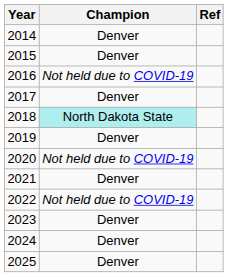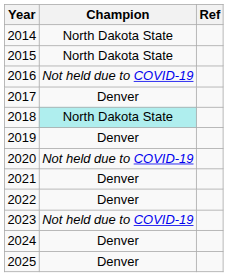(118, 35) Denver -> (118, 35) North Dakota State
(118, 55) Denver -> (118, 55) North Dakota State
(118, 199) Not held due to COVID-19 -> (118, 199) Denver
(118, 220) Denver -> (118, 220) Not held due to COVID-19
